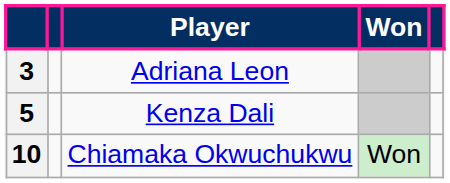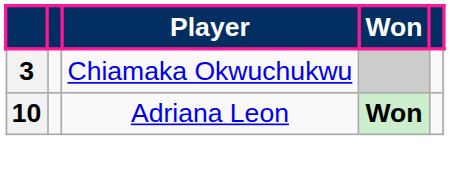(210, 71) Adriana Leon -> (210, 71) Chiamaka Okwuchukwu
- row: (27, 113)
(210, 155) Chiamaka Okwuchukwu -> (210, 113) Adriana Leon
(394, 155) normal -> (394, 113) bold
